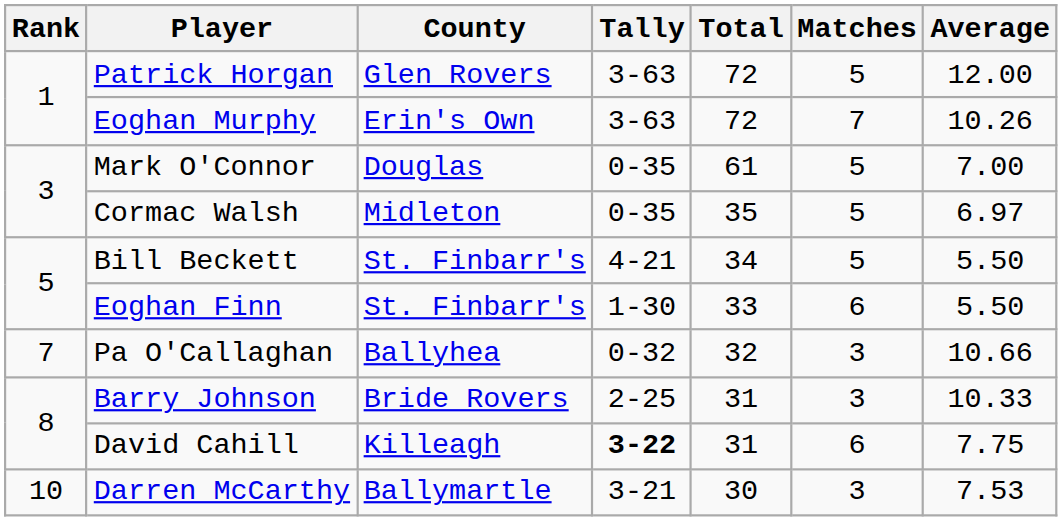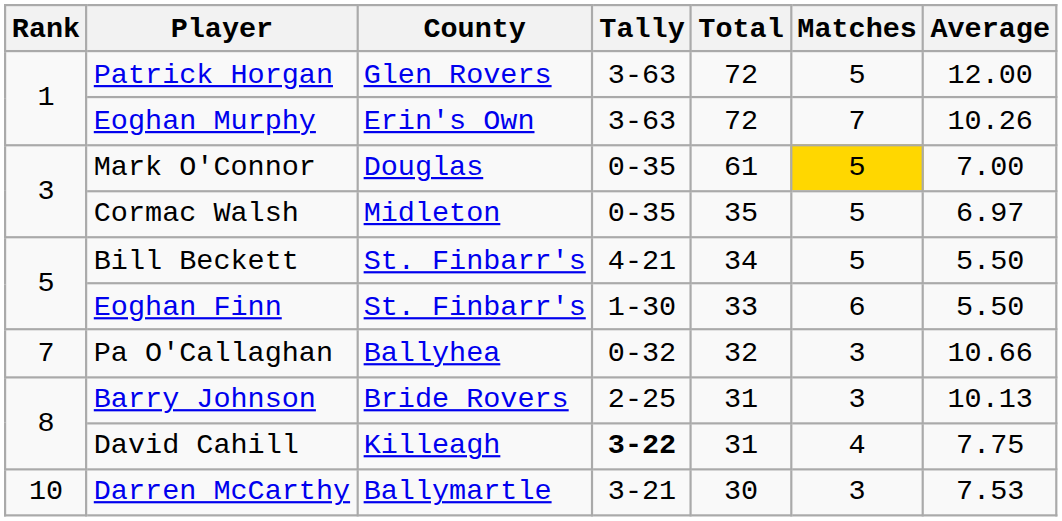(857, 167) no background -> (857, 167) gold background
(990, 400) 10.33 -> (990, 400) 10.13
(857, 446) 6 -> (857, 446) 4
